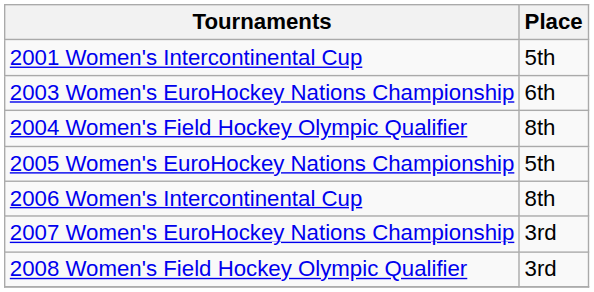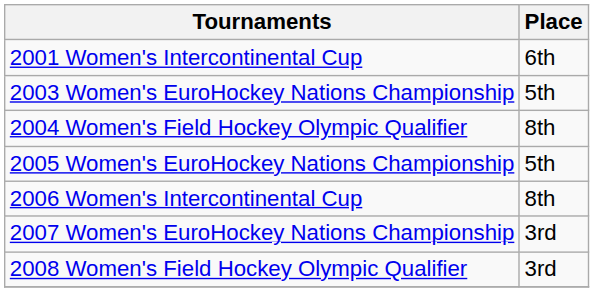(540, 57) 5th -> (540, 57) 6th
(540, 92) 6th -> (540, 92) 5th
